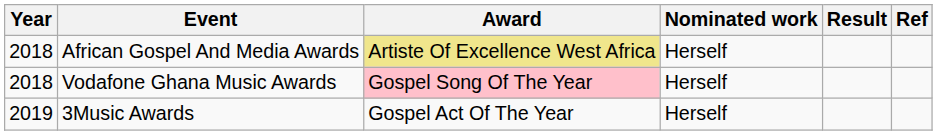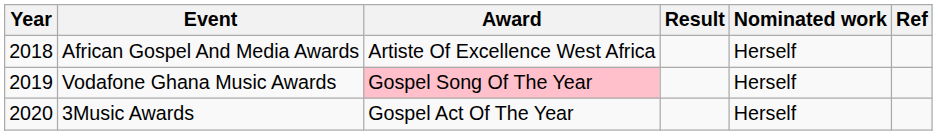columns swapped: (741, 20) <-> (857, 20)
(512, 51) khaki background -> (512, 51) no background
(31, 82) 2018 -> (31, 82) 2019
(31, 113) 2019 -> (31, 113) 2020
